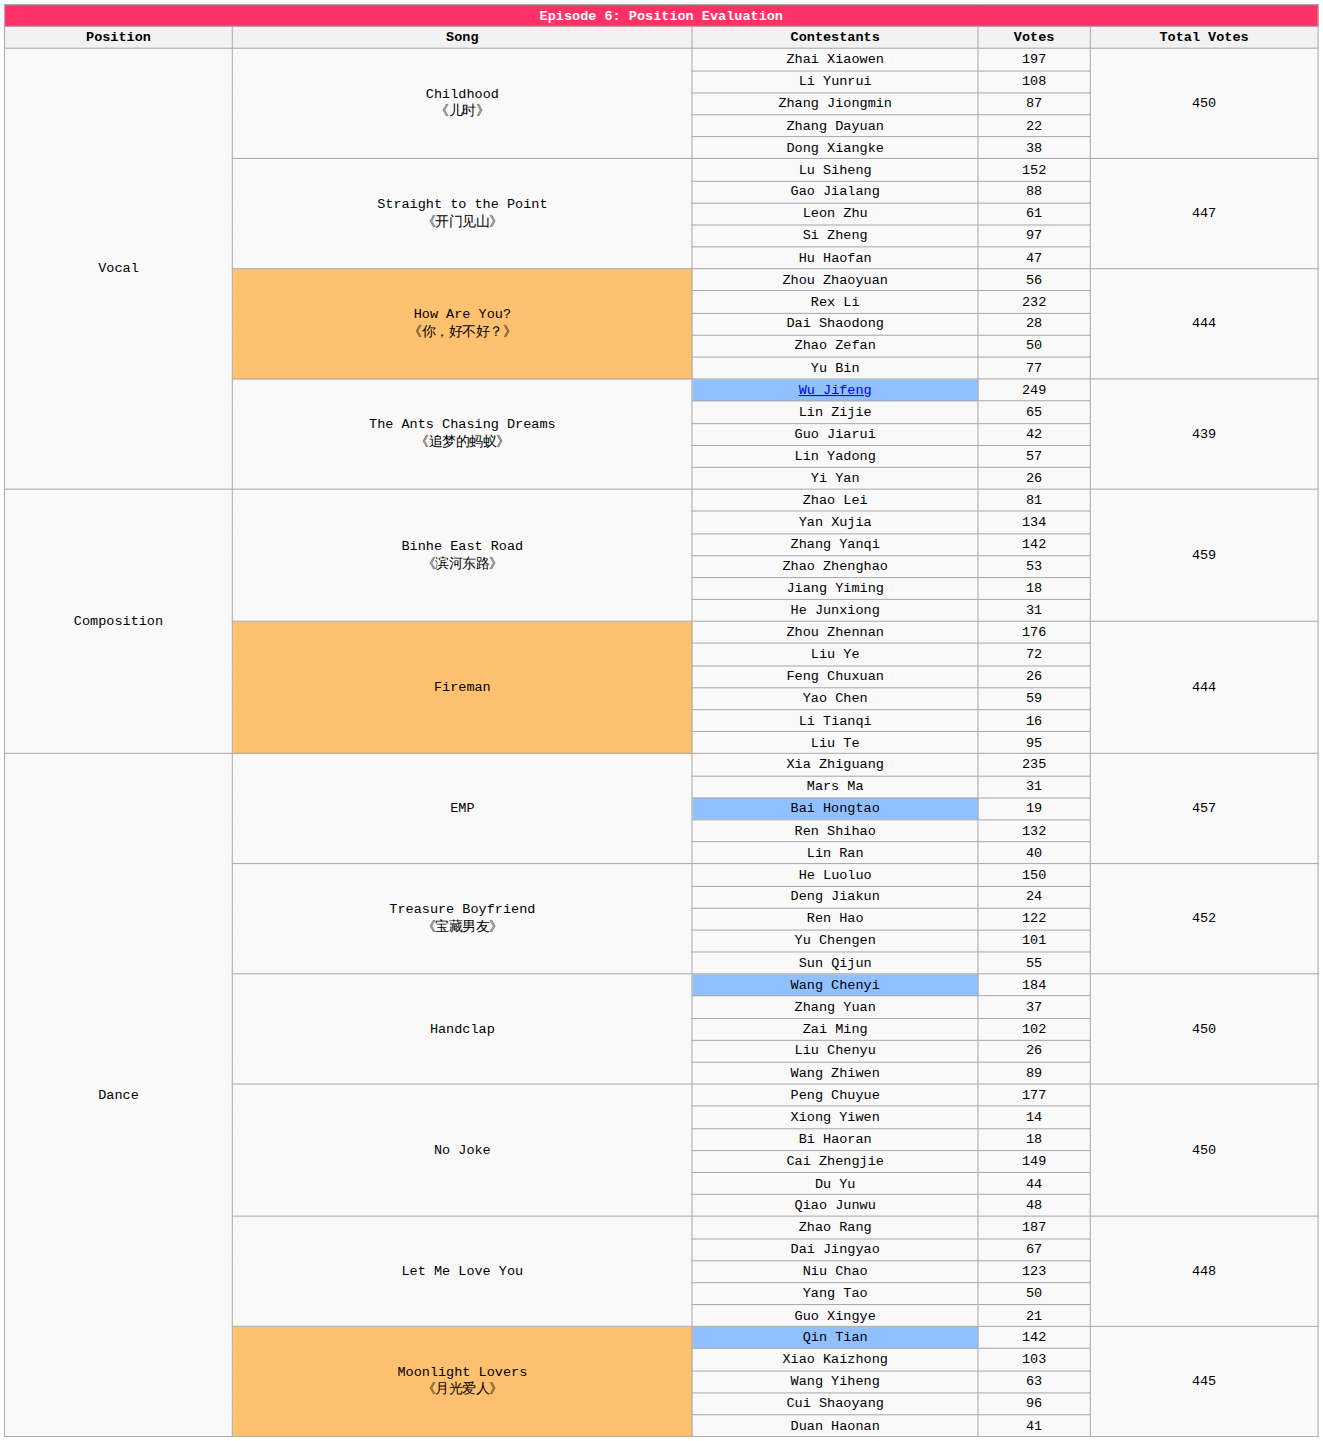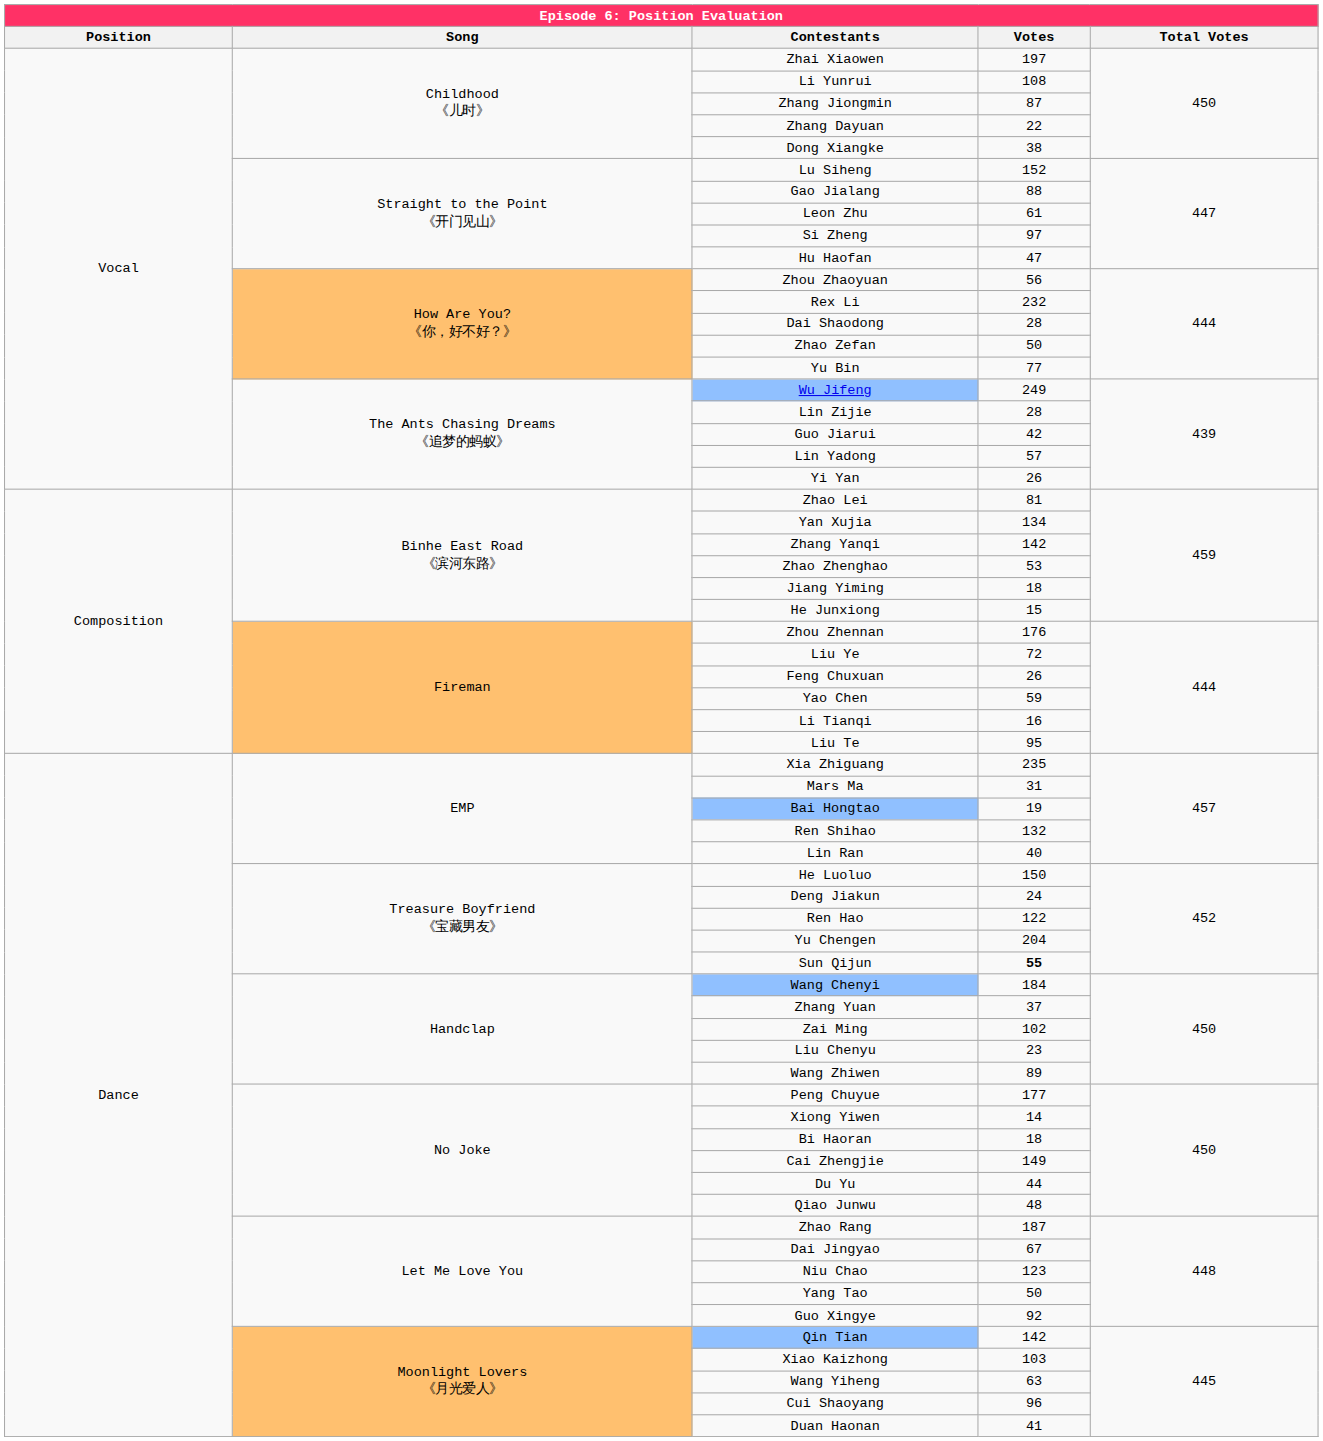(1034, 412) 65 -> (1034, 412) 28
(1034, 610) 31 -> (1034, 610) 15
(1034, 941) 101 -> (1034, 941) 204
(1034, 963) normal -> (1034, 963) bold
(1034, 1051) 26 -> (1034, 1051) 23
(1034, 1316) 21 -> (1034, 1316) 92
